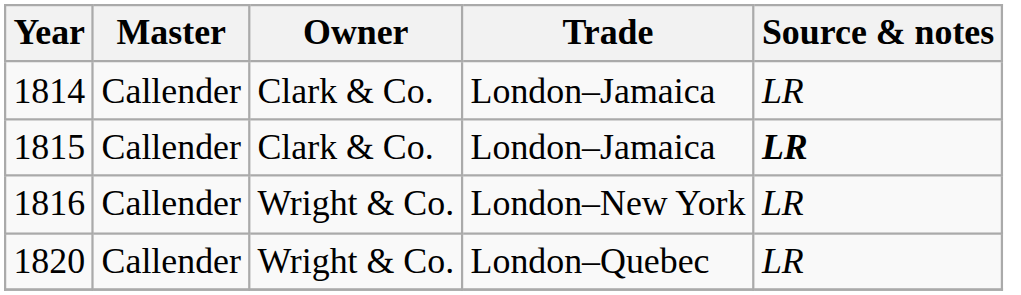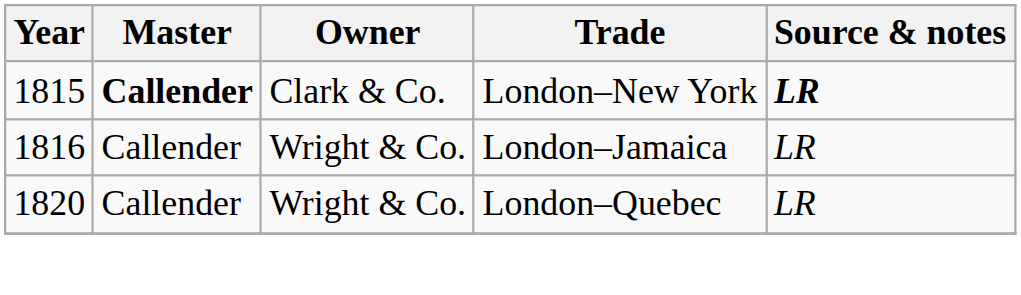- row: (49, 89)
(171, 146) normal -> (177, 89) bold
(593, 146) London–Jamaica -> (620, 89) London–New York
(608, 203) London–New York -> (605, 146) London–Jamaica
